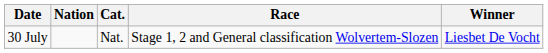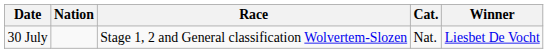columns swapped: (285, 15) <-> (113, 15)
